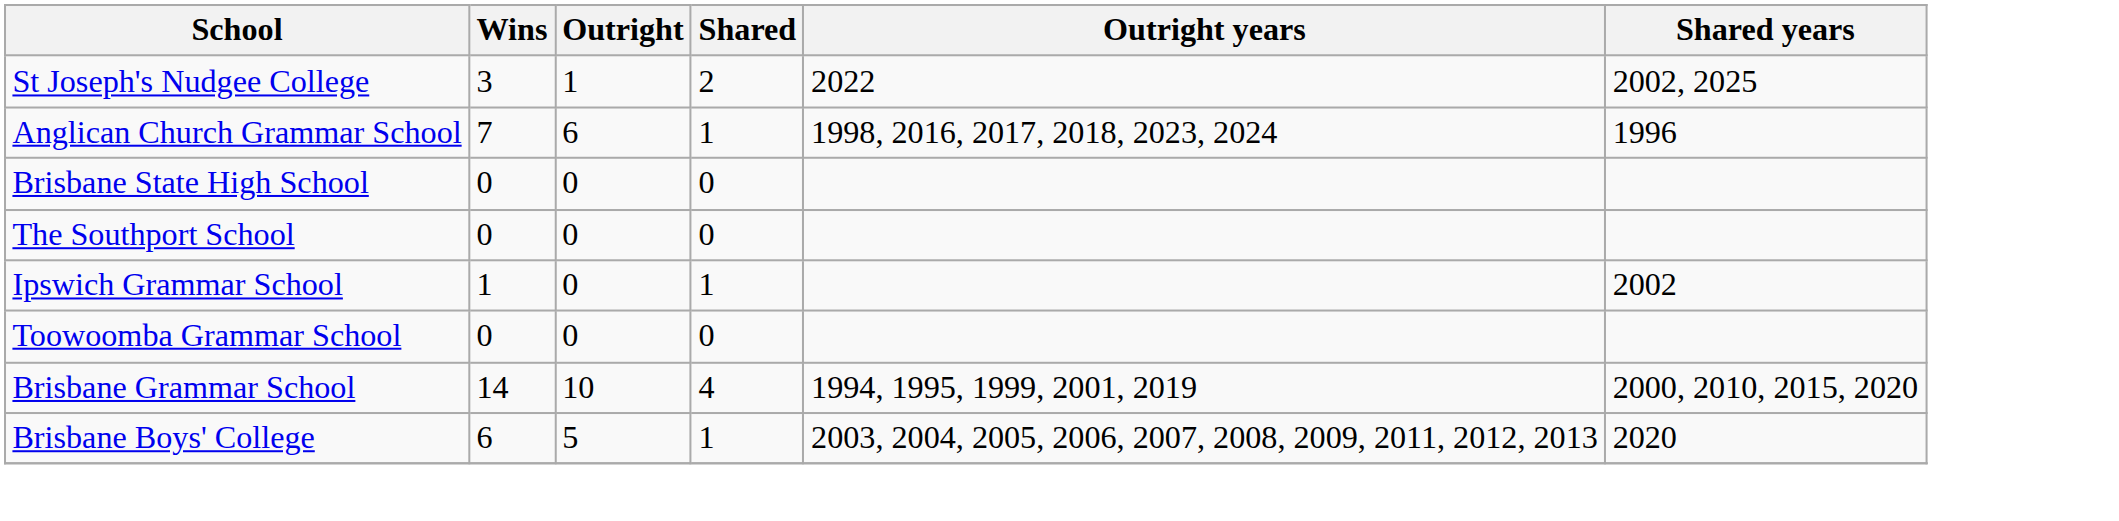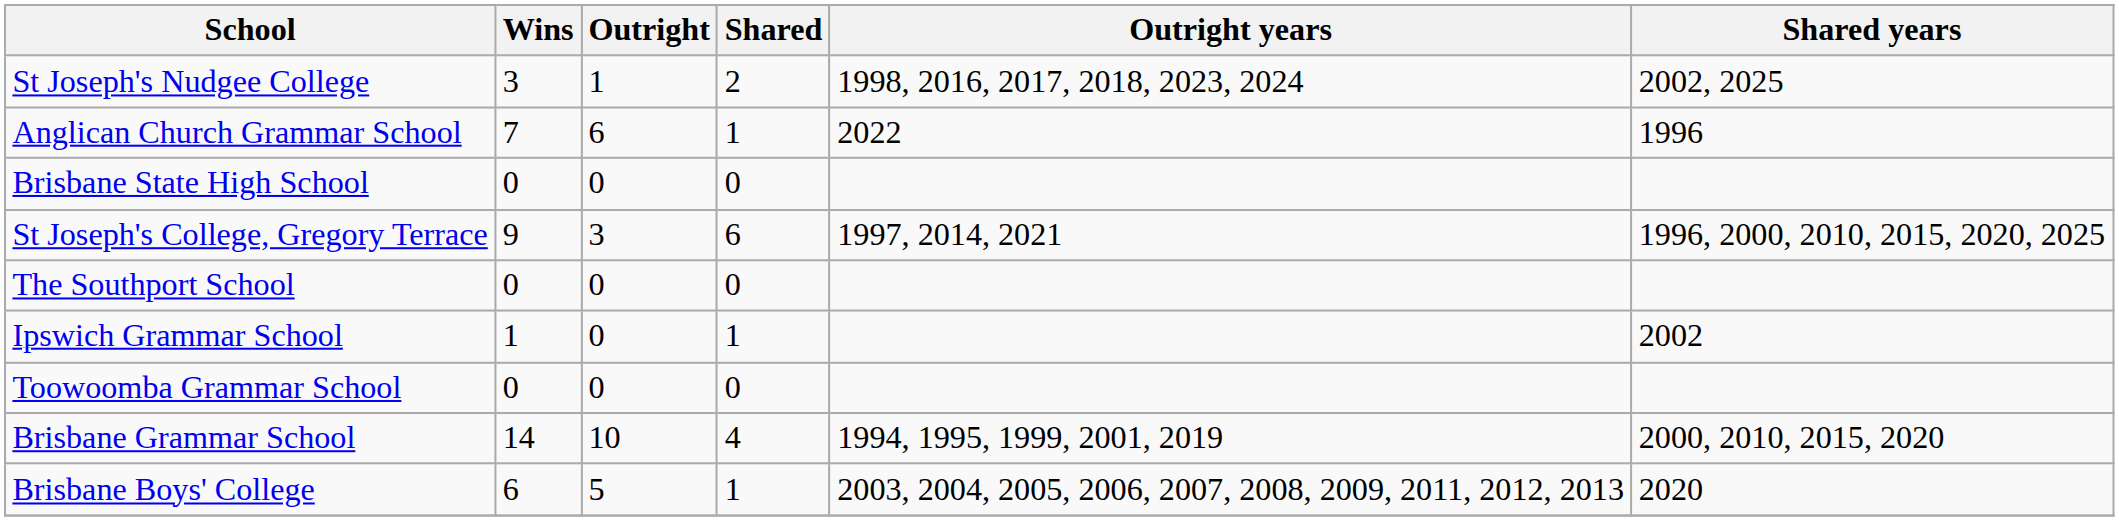(843, 81) 2022 -> (1070, 81) 1998, 2016, 2017, 2018, 2023, 2024
(1044, 132) 1998, 2016, 2017, 2018, 2023, 2024 -> (869, 132) 2022
+ row: (250, 234)
